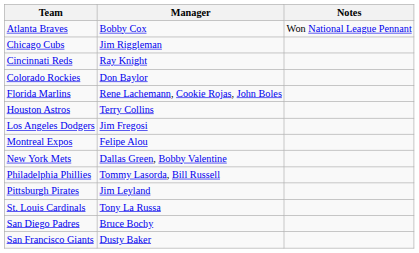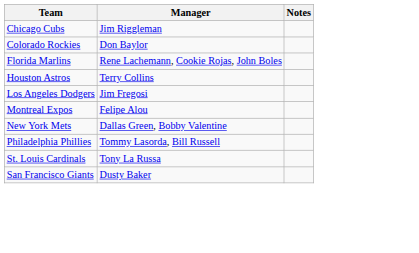- row: (37, 28)
- row: (40, 61)
- row: (43, 191)
- row: (43, 223)
